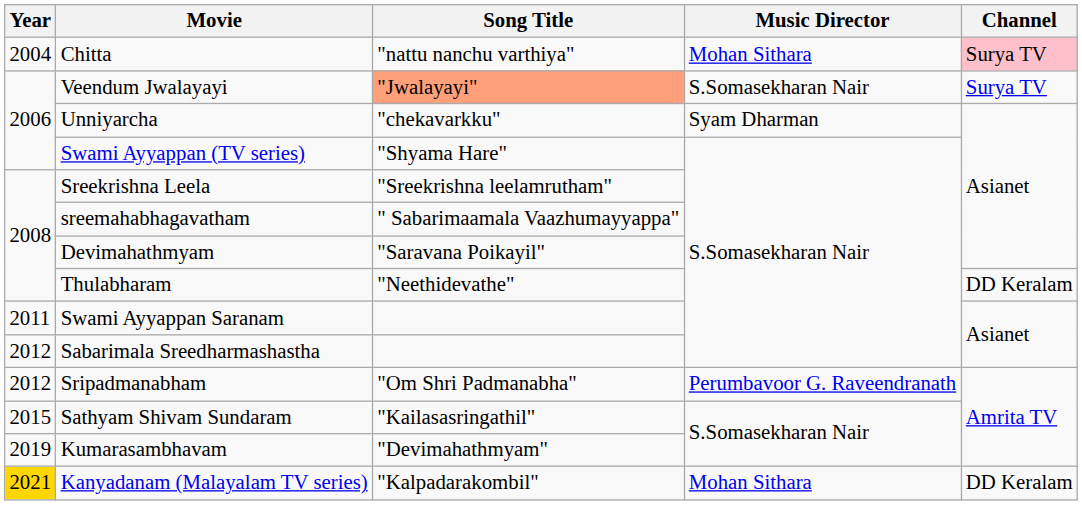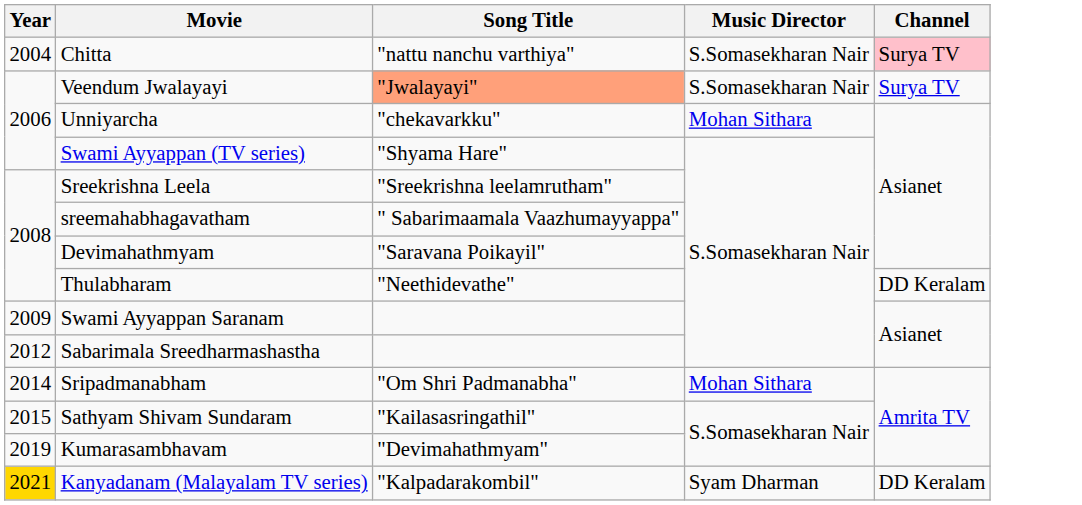(750, 53) Mohan Sithara -> (779, 53) S.Somasekharan Nair
(754, 119) Syam Dharman -> (750, 119) Mohan Sithara
(30, 317) 2011 -> (30, 317) 2009
(30, 383) 2012 -> (30, 383) 2014
(823, 383) Perumbavoor G. Raveendranath -> (750, 383) Mohan Sithara
(750, 482) Mohan Sithara -> (754, 482) Syam Dharman
